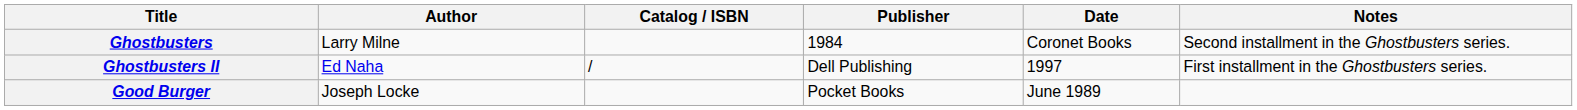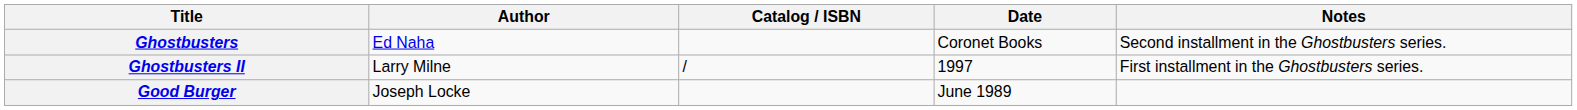- column: (913, 17)
(361, 42) Larry Milne -> (403, 42) Ed Naha
(352, 67) Ed Naha -> (412, 67) Larry Milne
